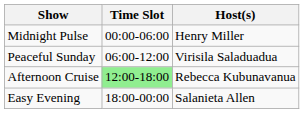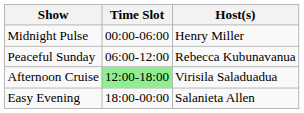(226, 56) Virisila Saladuadua -> (235, 56) Rebecca Kubunavanua
(235, 77) Rebecca Kubunavanua -> (226, 77) Virisila Saladuadua
